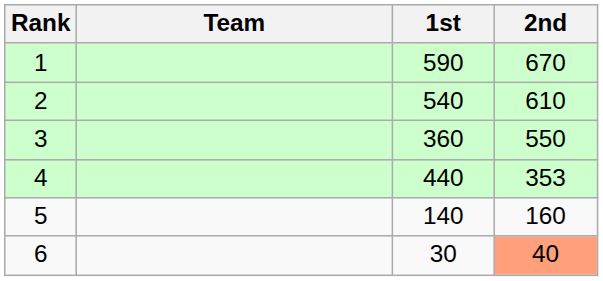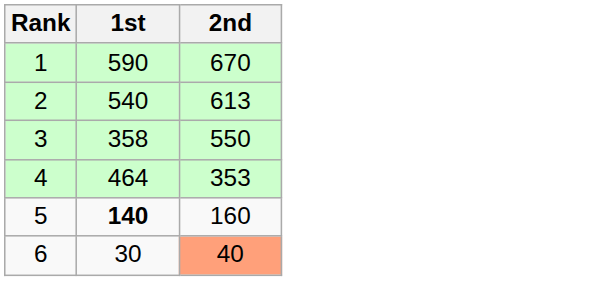- column: (234, 23)
(546, 100) 610 -> (230, 100) 613
(443, 139) 360 -> (128, 139) 358
(443, 178) 440 -> (128, 178) 464
(443, 216) normal -> (128, 216) bold
